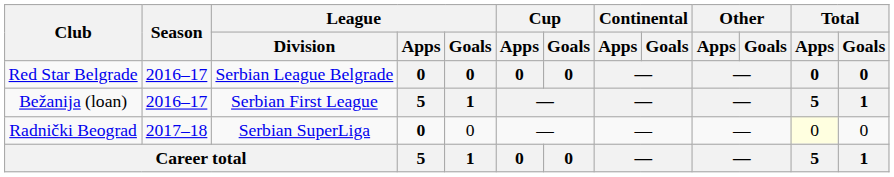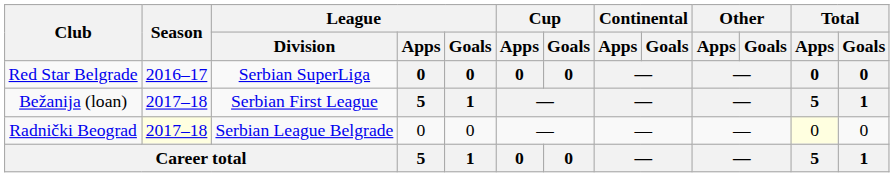(304, 74) Serbian League Belgrade -> (304, 74) Serbian SuperLiga
(177, 102) 2016–17 -> (177, 102) 2017–18
(177, 130) no background -> (177, 130) lightyellow background
(304, 130) Serbian SuperLiga -> (304, 130) Serbian League Belgrade
(421, 130) bold -> (421, 130) normal
